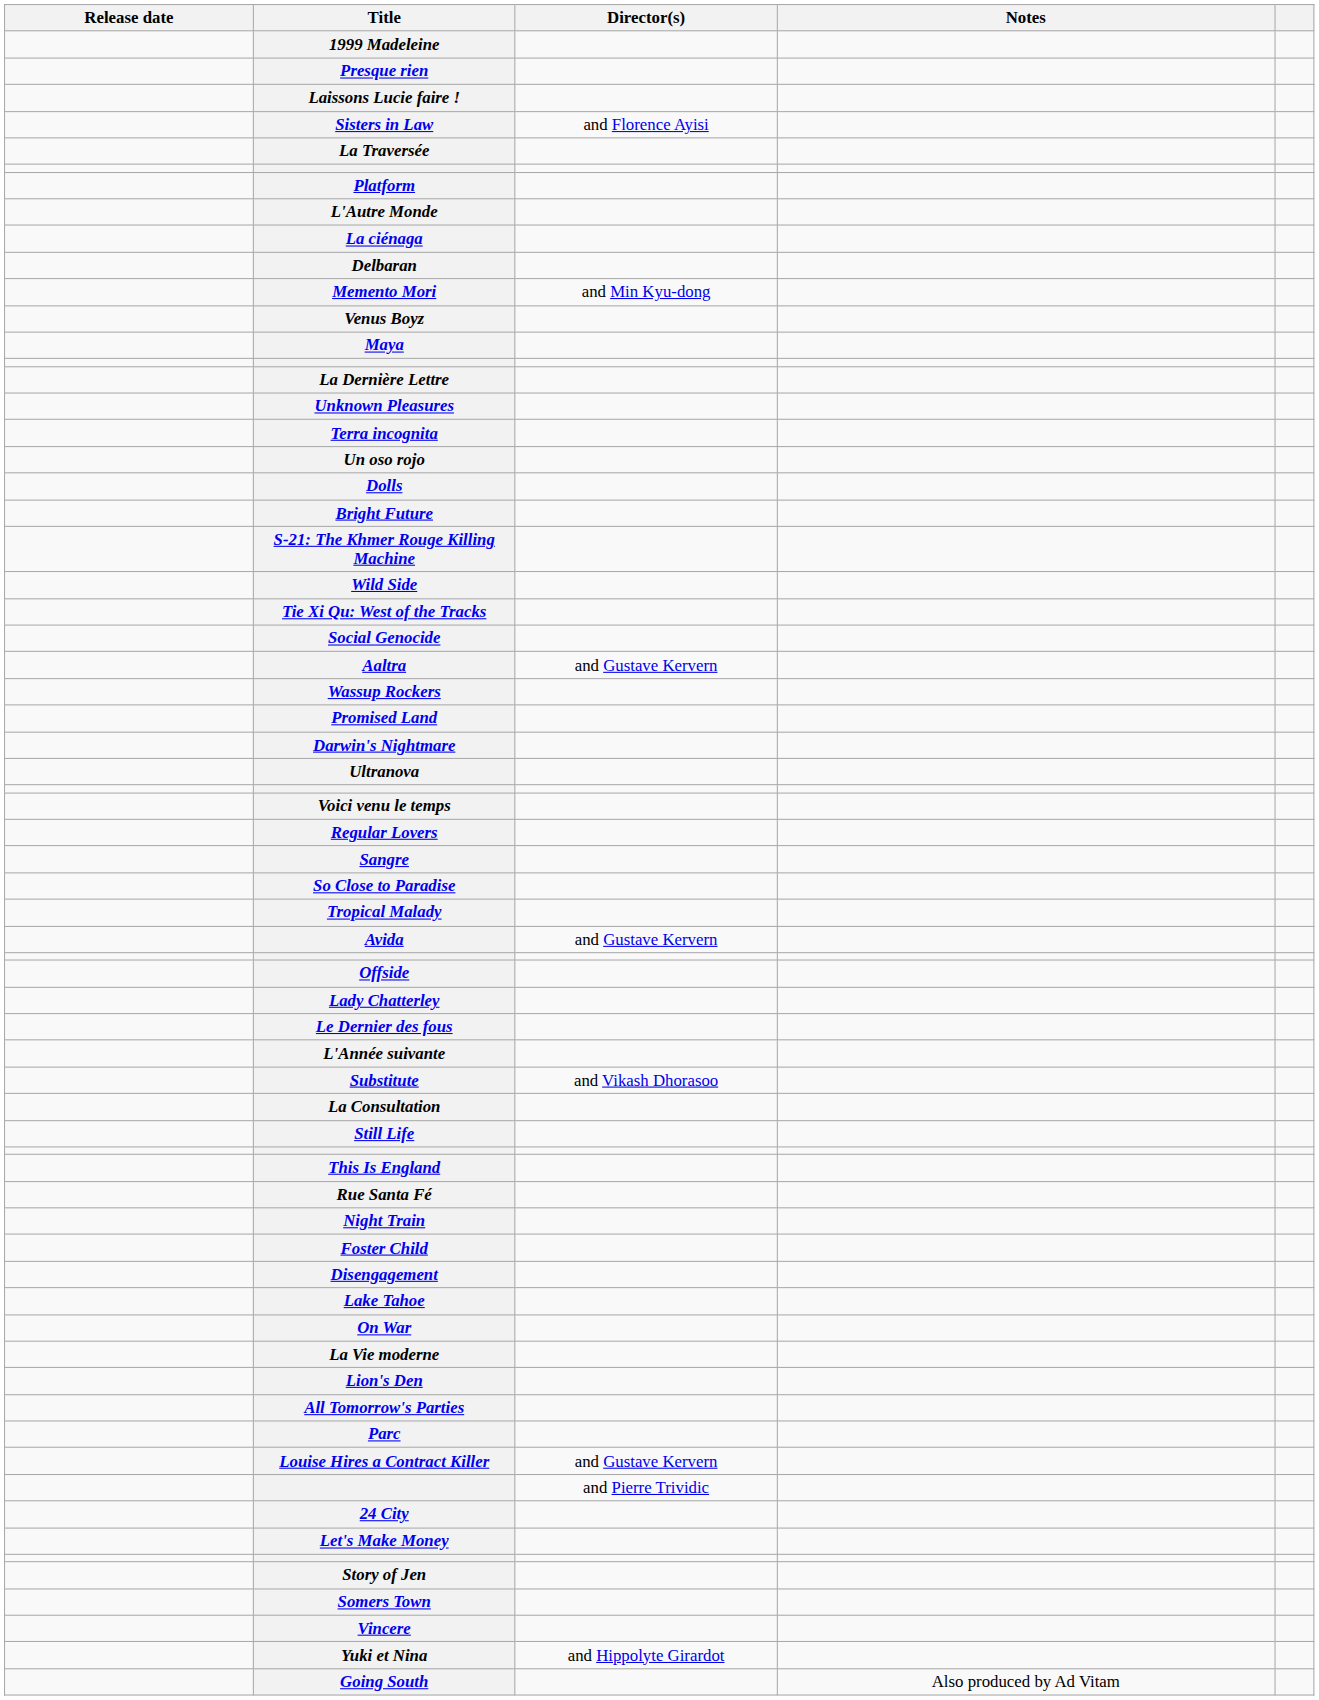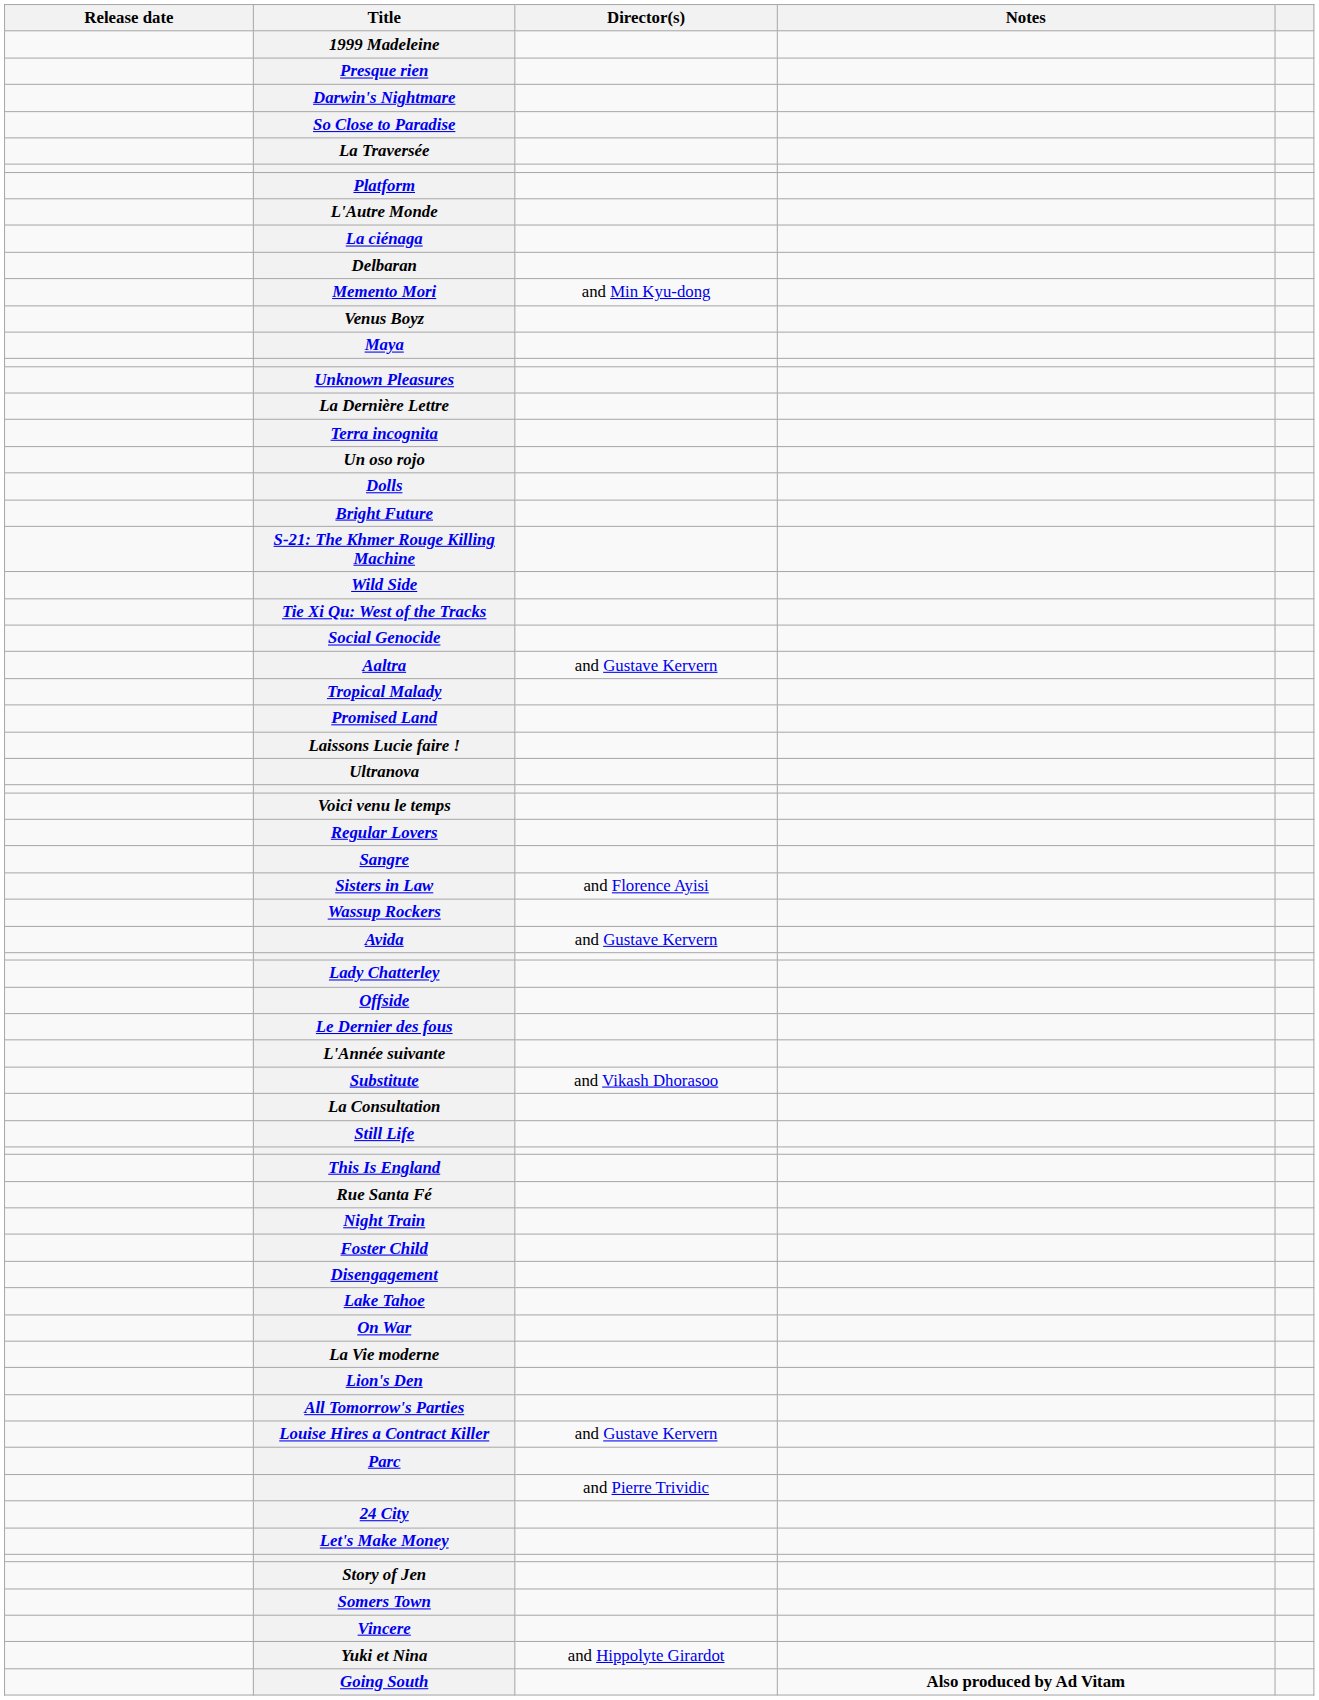rows swapped: (384, 97) <-> (384, 744)
rows swapped: (384, 885) <-> (384, 124)
rows swapped: (384, 379) <-> (384, 406)
rows swapped: (384, 912) <-> (384, 691)
rows swapped: (384, 1000) <-> (384, 973)
rows swapped: (384, 1460) <-> (384, 1434)
(1026, 1681) normal -> (1026, 1681) bold
